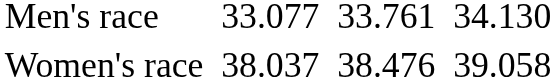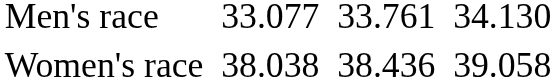(270, 65) 38.037 -> (270, 65) 38.038
(386, 65) 38.476 -> (386, 65) 38.436
